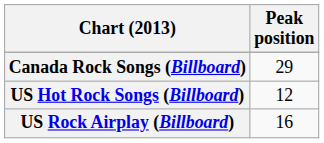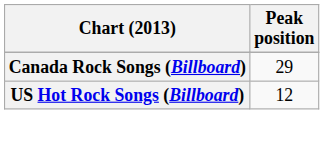- row: (127, 123)
